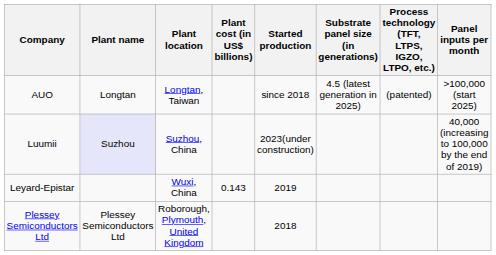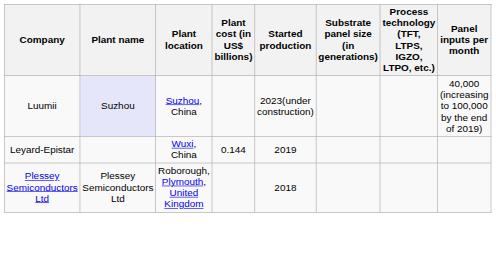- row: (42, 95)
(233, 187) 0.143 -> (233, 149) 0.144
